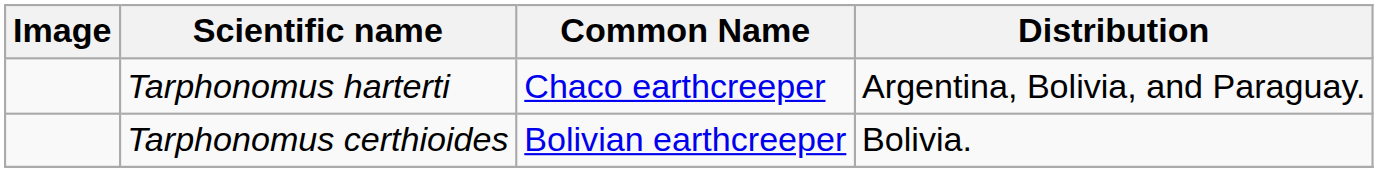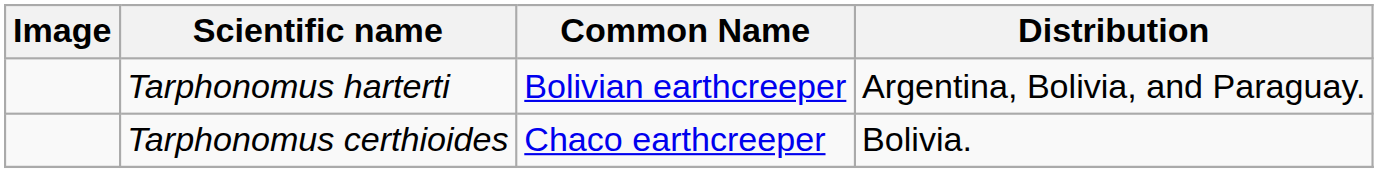(675, 85) Chaco earthcreeper -> (685, 85) Bolivian earthcreeper
(685, 139) Bolivian earthcreeper -> (675, 139) Chaco earthcreeper
